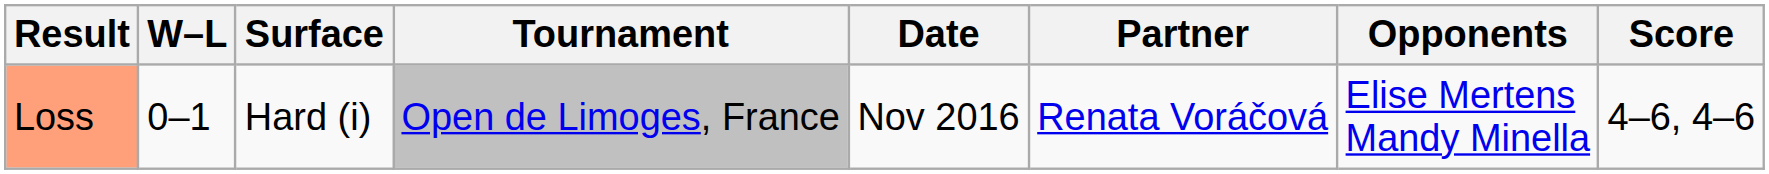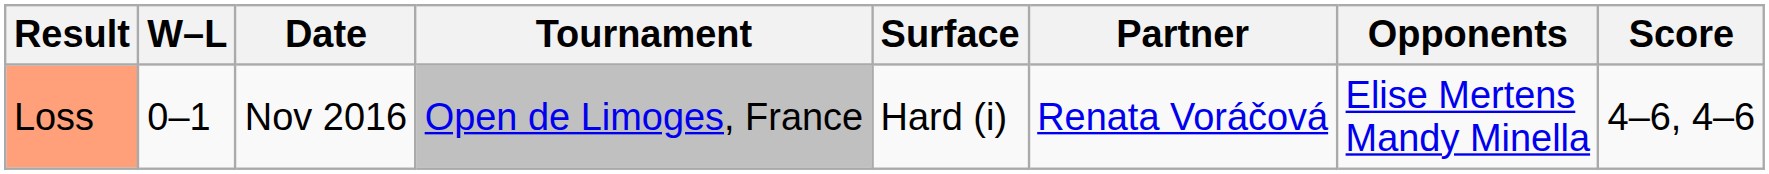columns swapped: (939, 34) <-> (314, 34)
